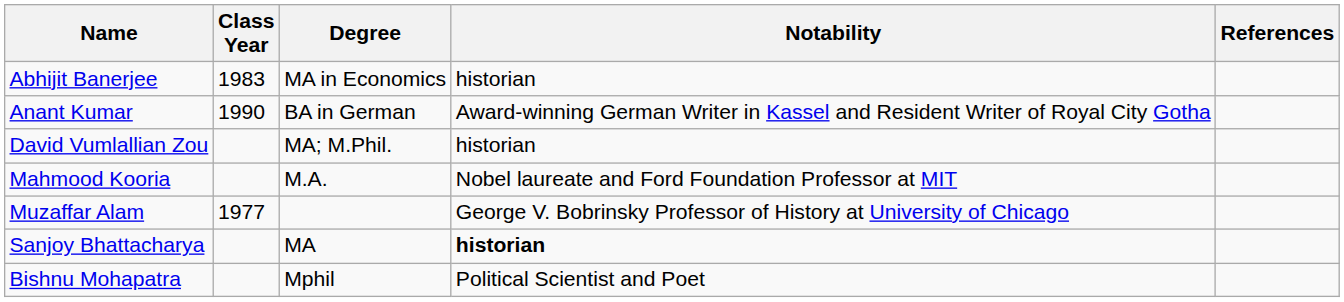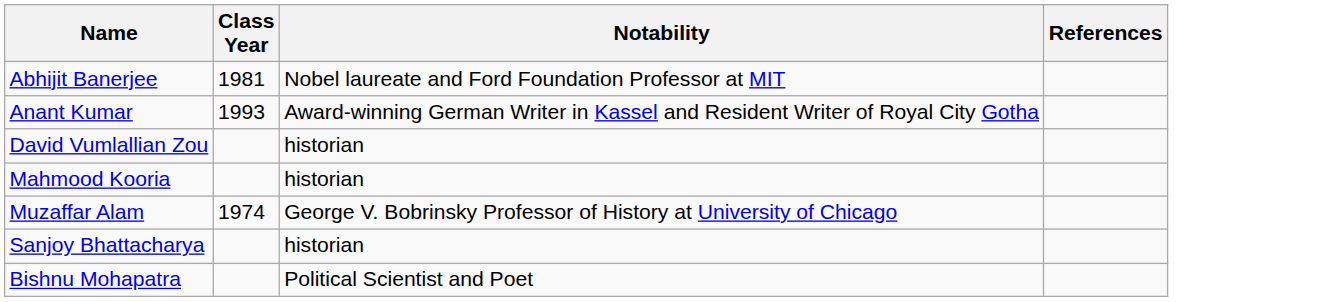- column: (365, 33)
(242, 78) 1983 -> (242, 78) 1981
(496, 78) historian -> (535, 78) Nobel laureate and Ford Foundation Professor at MIT
(242, 111) 1990 -> (242, 111) 1993
(707, 178) Nobel laureate and Ford Foundation Professor at MIT -> (324, 178) historian
(242, 212) 1977 -> (242, 212) 1974
(500, 245) bold -> (324, 245) normal
